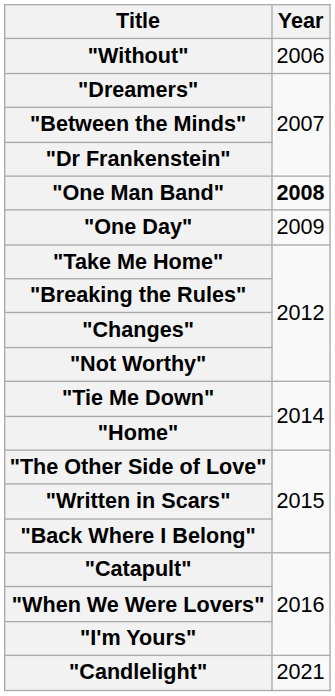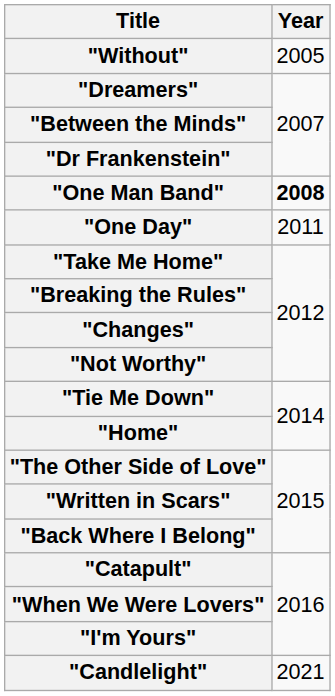(301, 55) 2006 -> (301, 55) 2005
(301, 227) 2009 -> (301, 227) 2011
